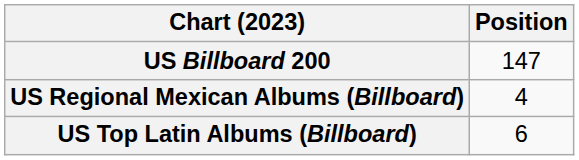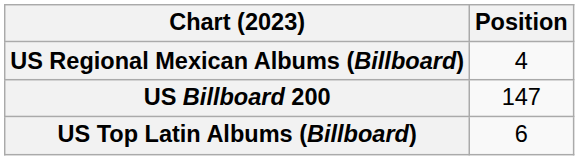rows swapped: (237, 60) <-> (237, 97)
